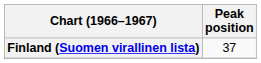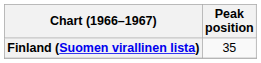(229, 48) 37 -> (229, 48) 35
